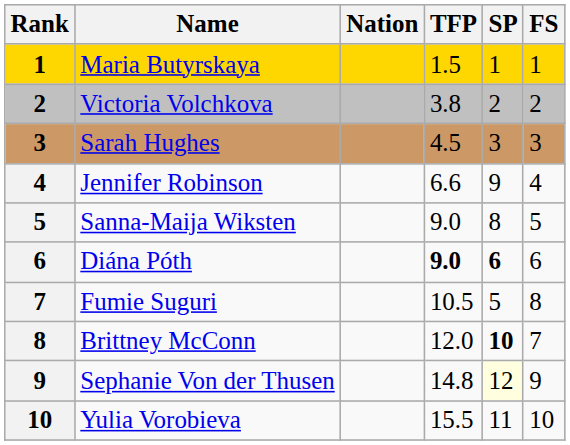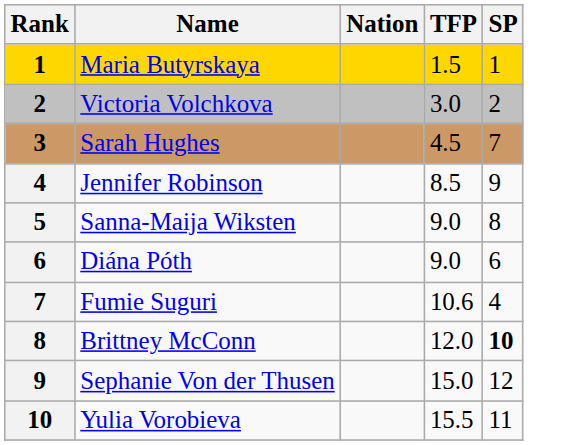- column: (544, 24)
(445, 103) 3.8 -> (445, 103) 3.0
(495, 143) 3 -> (495, 143) 7
(445, 182) 6.6 -> (445, 182) 8.5
(445, 261) bold -> (445, 261) normal
(495, 261) bold -> (495, 261) normal
(452, 301) 10.5 -> (452, 301) 10.6
(495, 301) 5 -> (495, 301) 4
(452, 380) 14.8 -> (452, 380) 15.0
(501, 380) lightyellow background -> (501, 380) no background
